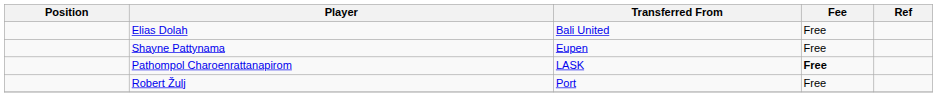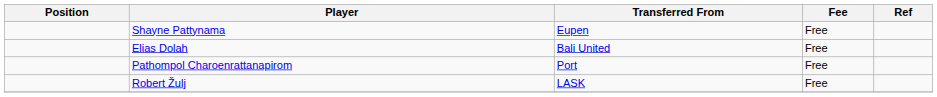rows swapped: (160, 30) <-> (178, 48)
(570, 65) LASK -> (567, 65) Port
(815, 65) bold -> (816, 65) normal
(566, 83) Port -> (571, 83) LASK
